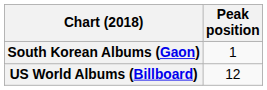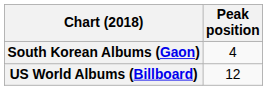(233, 52) 1 -> (233, 52) 4
